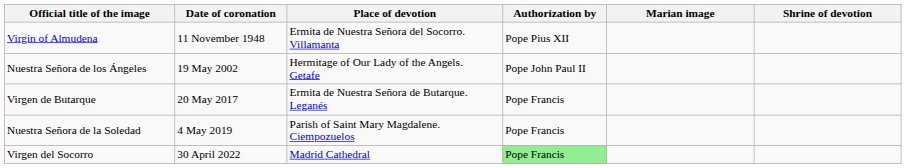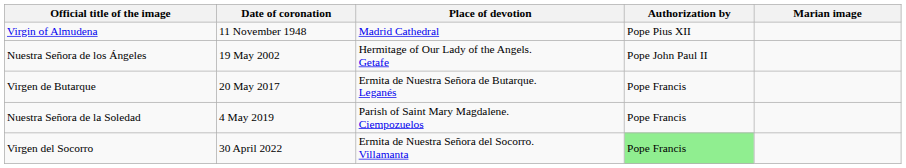- column: (827, 13)
(377, 37) Ermita de Nuestra Señora del Socorro. Villamanta -> (399, 31) Madrid Cathedral
(330, 154) Madrid Cathedral -> (446, 148) Ermita de Nuestra Señora del Socorro. Villamanta
